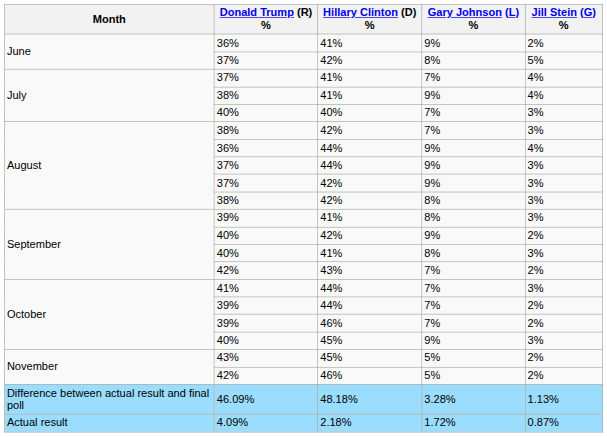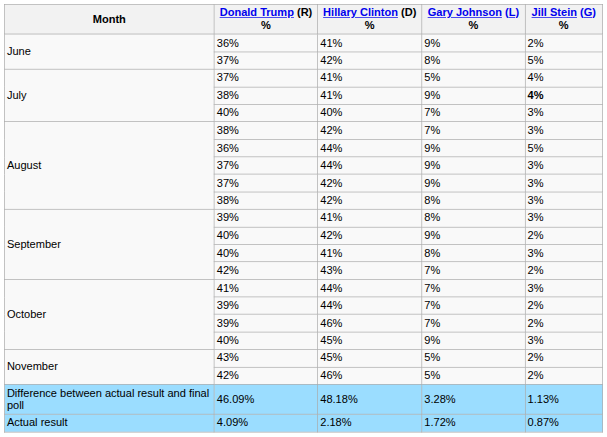(432, 78) 7% -> (432, 78) 5%
(536, 95) normal -> (536, 95) bold
(536, 148) 4% -> (536, 148) 5%
